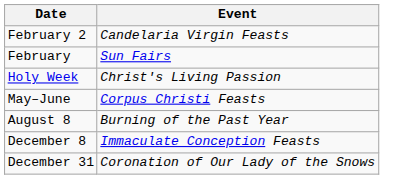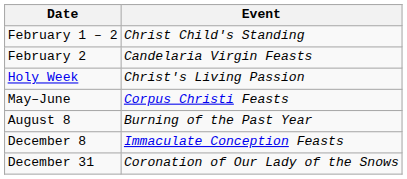+ row: (63, 37)
- row: (39, 58)
